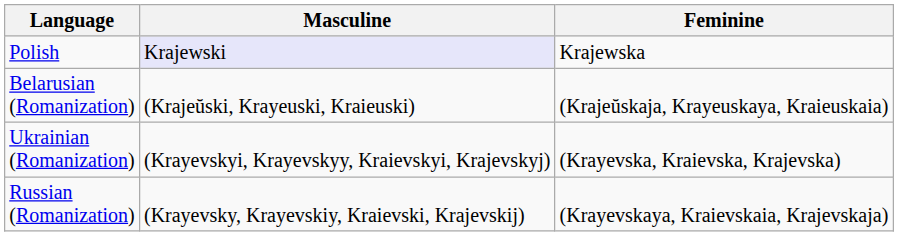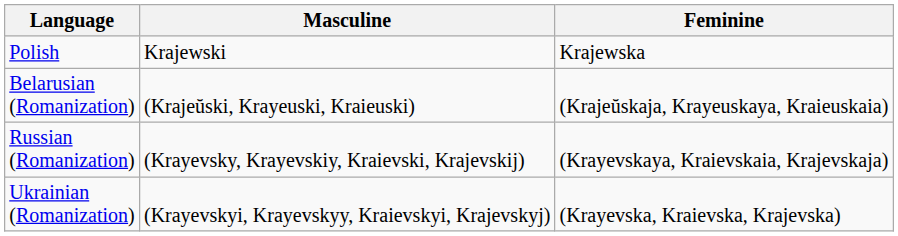(185, 52) lavender background -> (185, 52) no background
rows swapped: (72, 203) <-> (72, 149)
